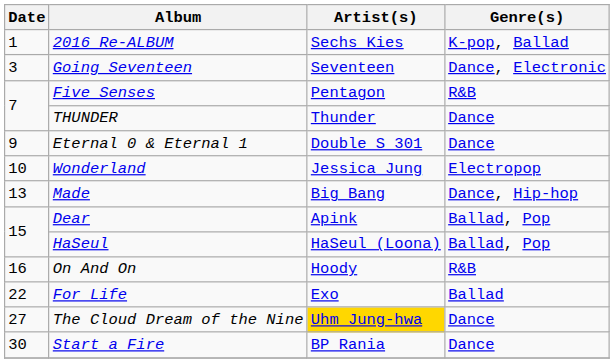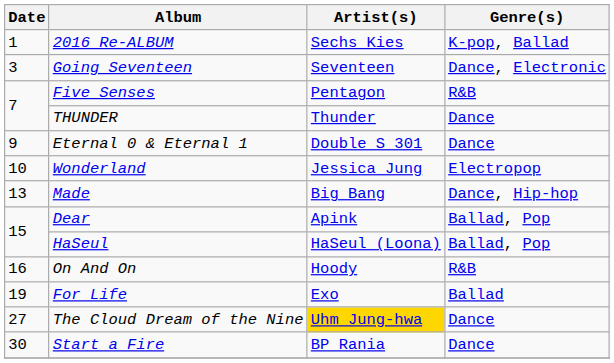(18, 295) 22 -> (18, 295) 19
